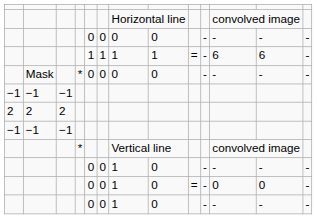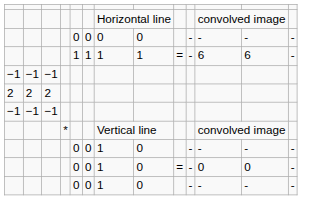- row: (40, 74)
